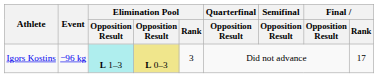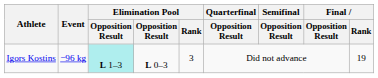(156, 65) khaki background -> (156, 65) no background
(361, 58) 17 -> (361, 58) 19
